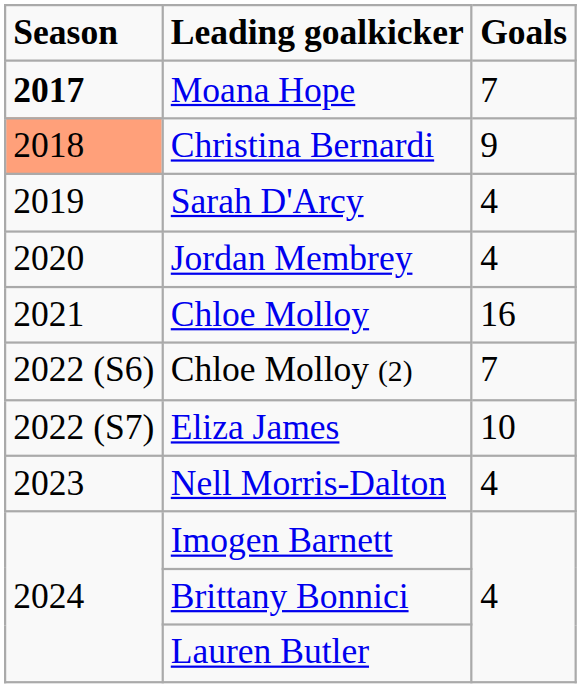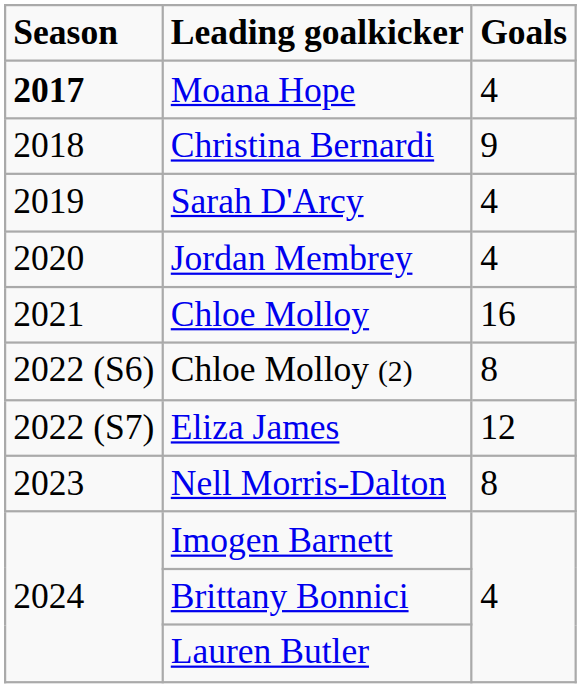(489, 88) 7 -> (489, 88) 4
(49, 145) lightsalmon background -> (49, 145) no background
(489, 370) 7 -> (489, 370) 8
(498, 426) 10 -> (498, 426) 12
(489, 483) 4 -> (489, 483) 8
